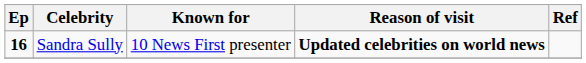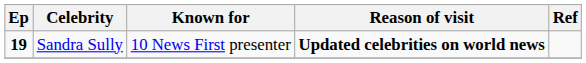(19, 44) 16 -> (19, 44) 19
